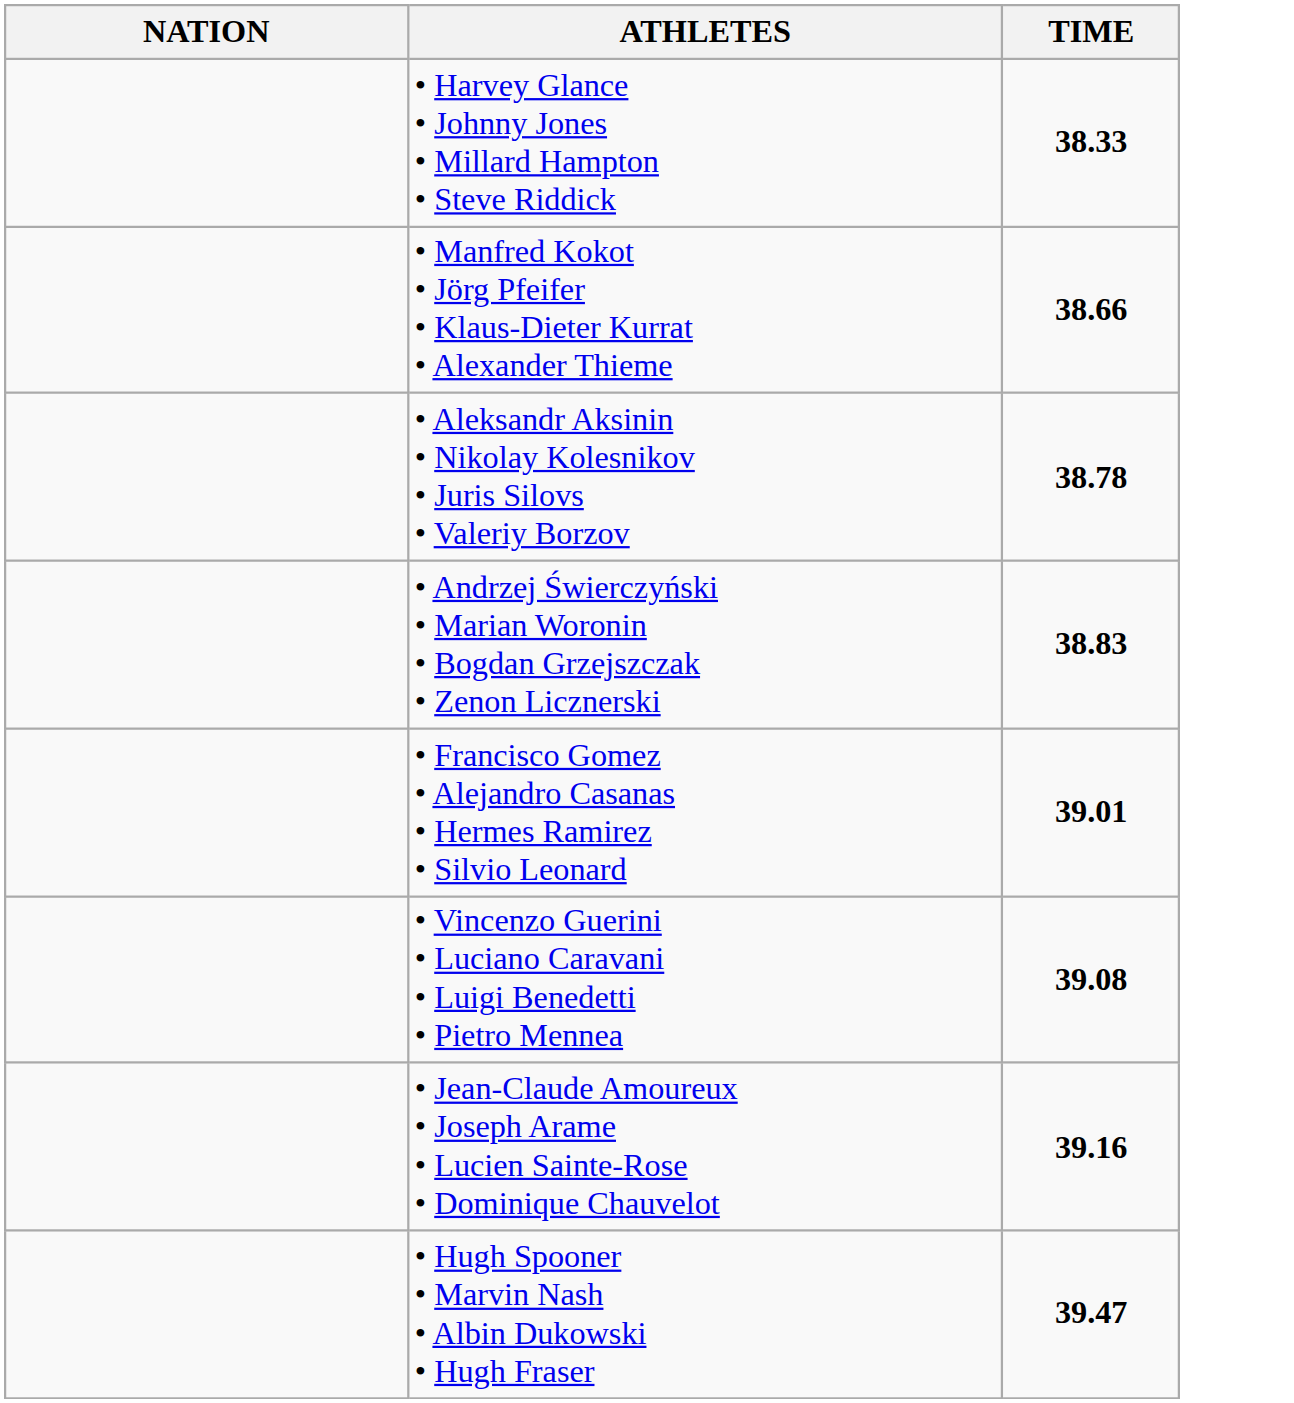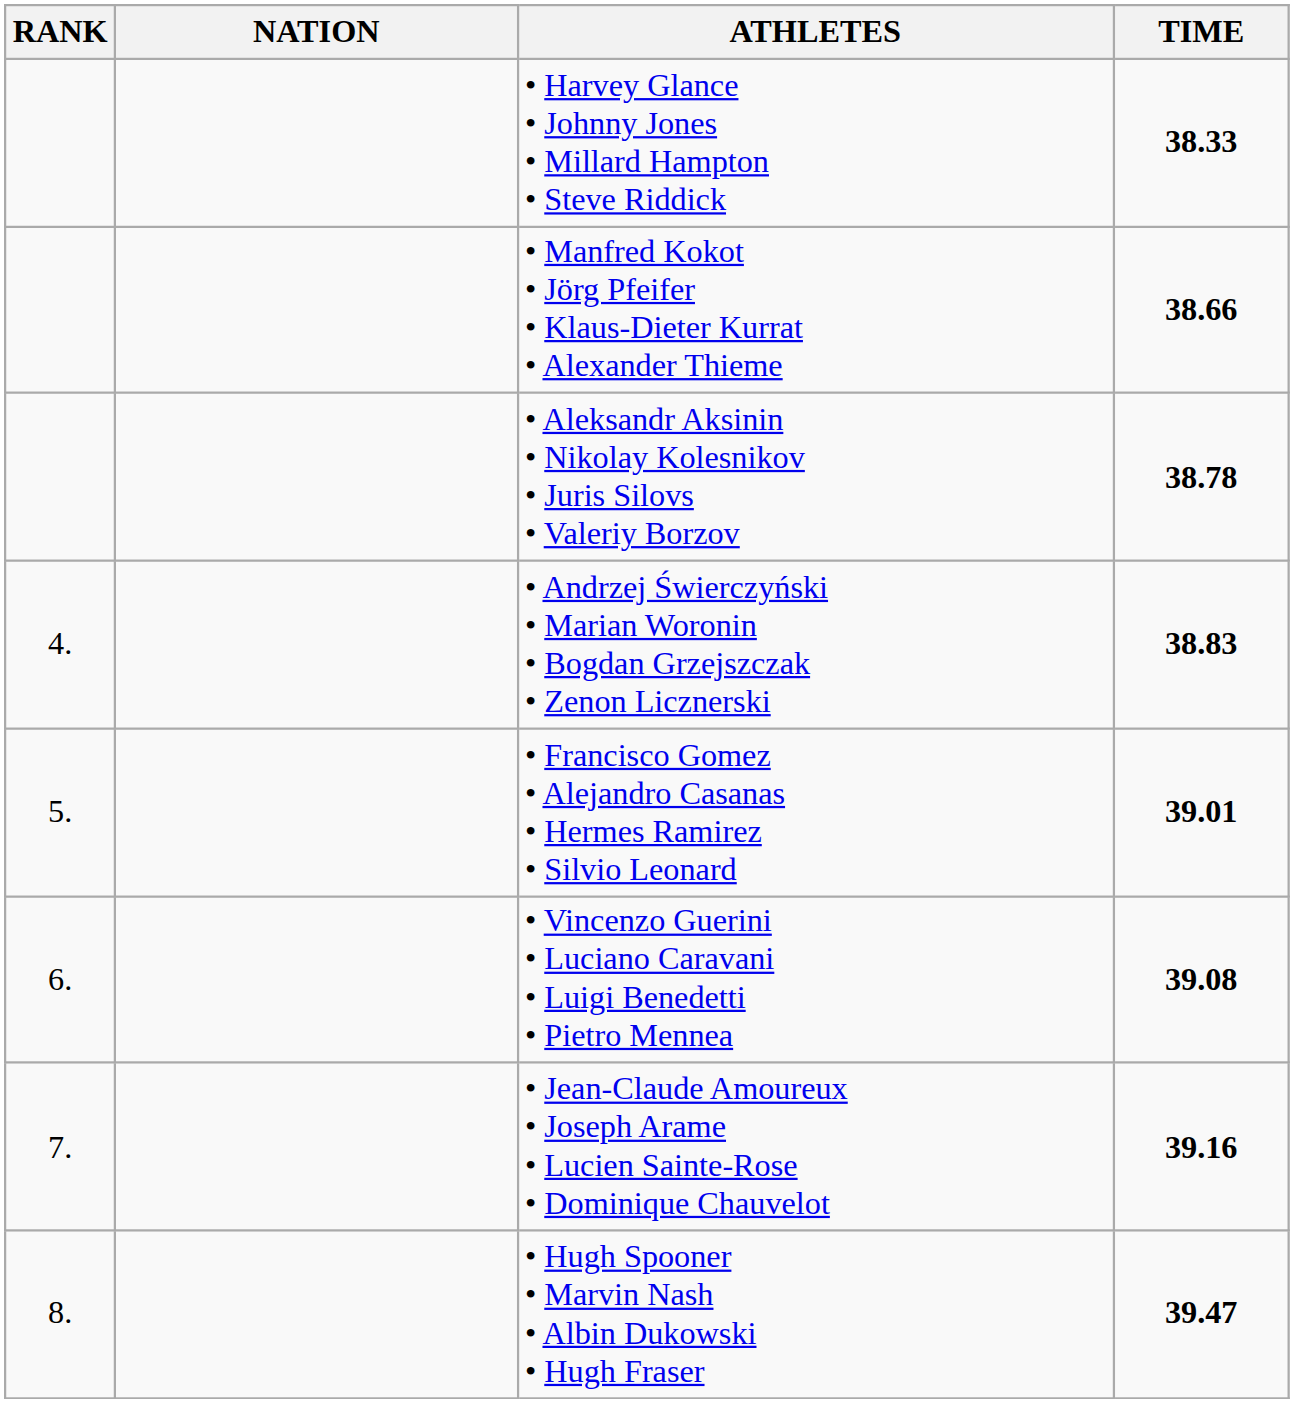+ column: (60, 31)
